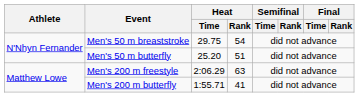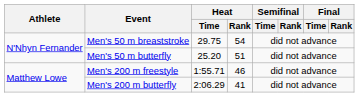(209, 70) 2:06.29 -> (209, 70) 1:55.71
(240, 70) 63 -> (240, 70) 46
(209, 85) 1:55.71 -> (209, 85) 2:06.29
